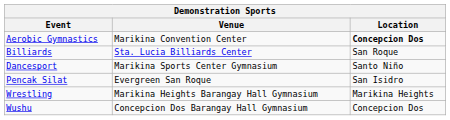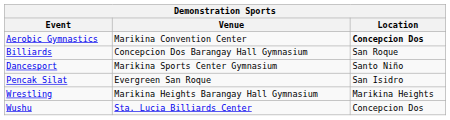(183, 53) Sta. Lucia Billiards Center -> (211, 53) Concepcion Dos Barangay Hall Gymnasium
(211, 108) Concepcion Dos Barangay Hall Gymnasium -> (183, 108) Sta. Lucia Billiards Center
